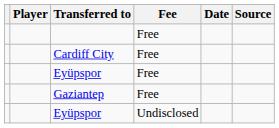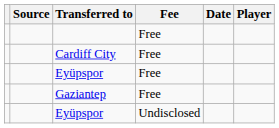columns swapped: (30, 14) <-> (253, 14)
